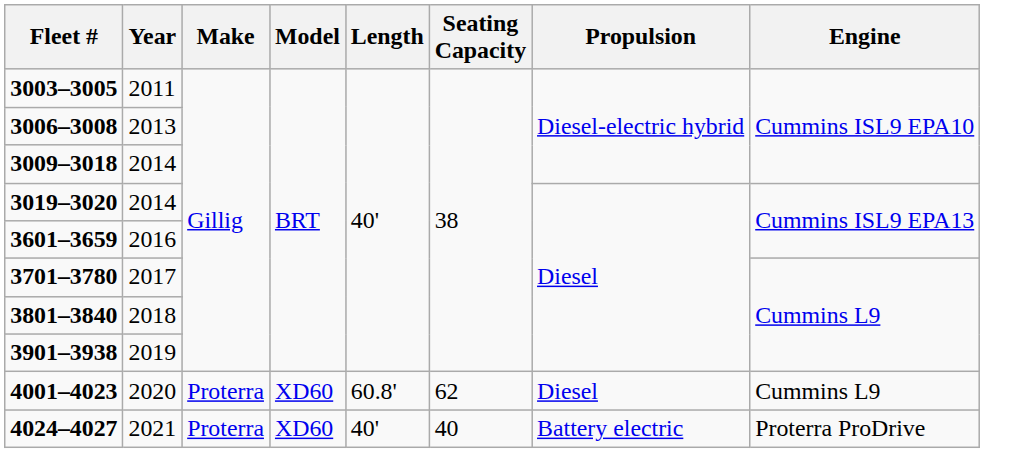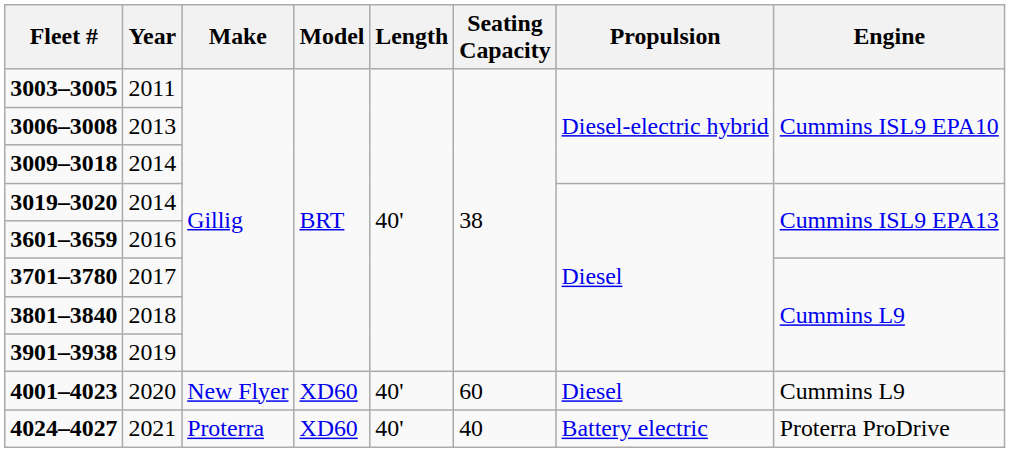(226, 390) Proterra -> (238, 390) New Flyer
(374, 390) 60.8' -> (389, 390) 40'
(447, 390) 62 -> (471, 390) 60
